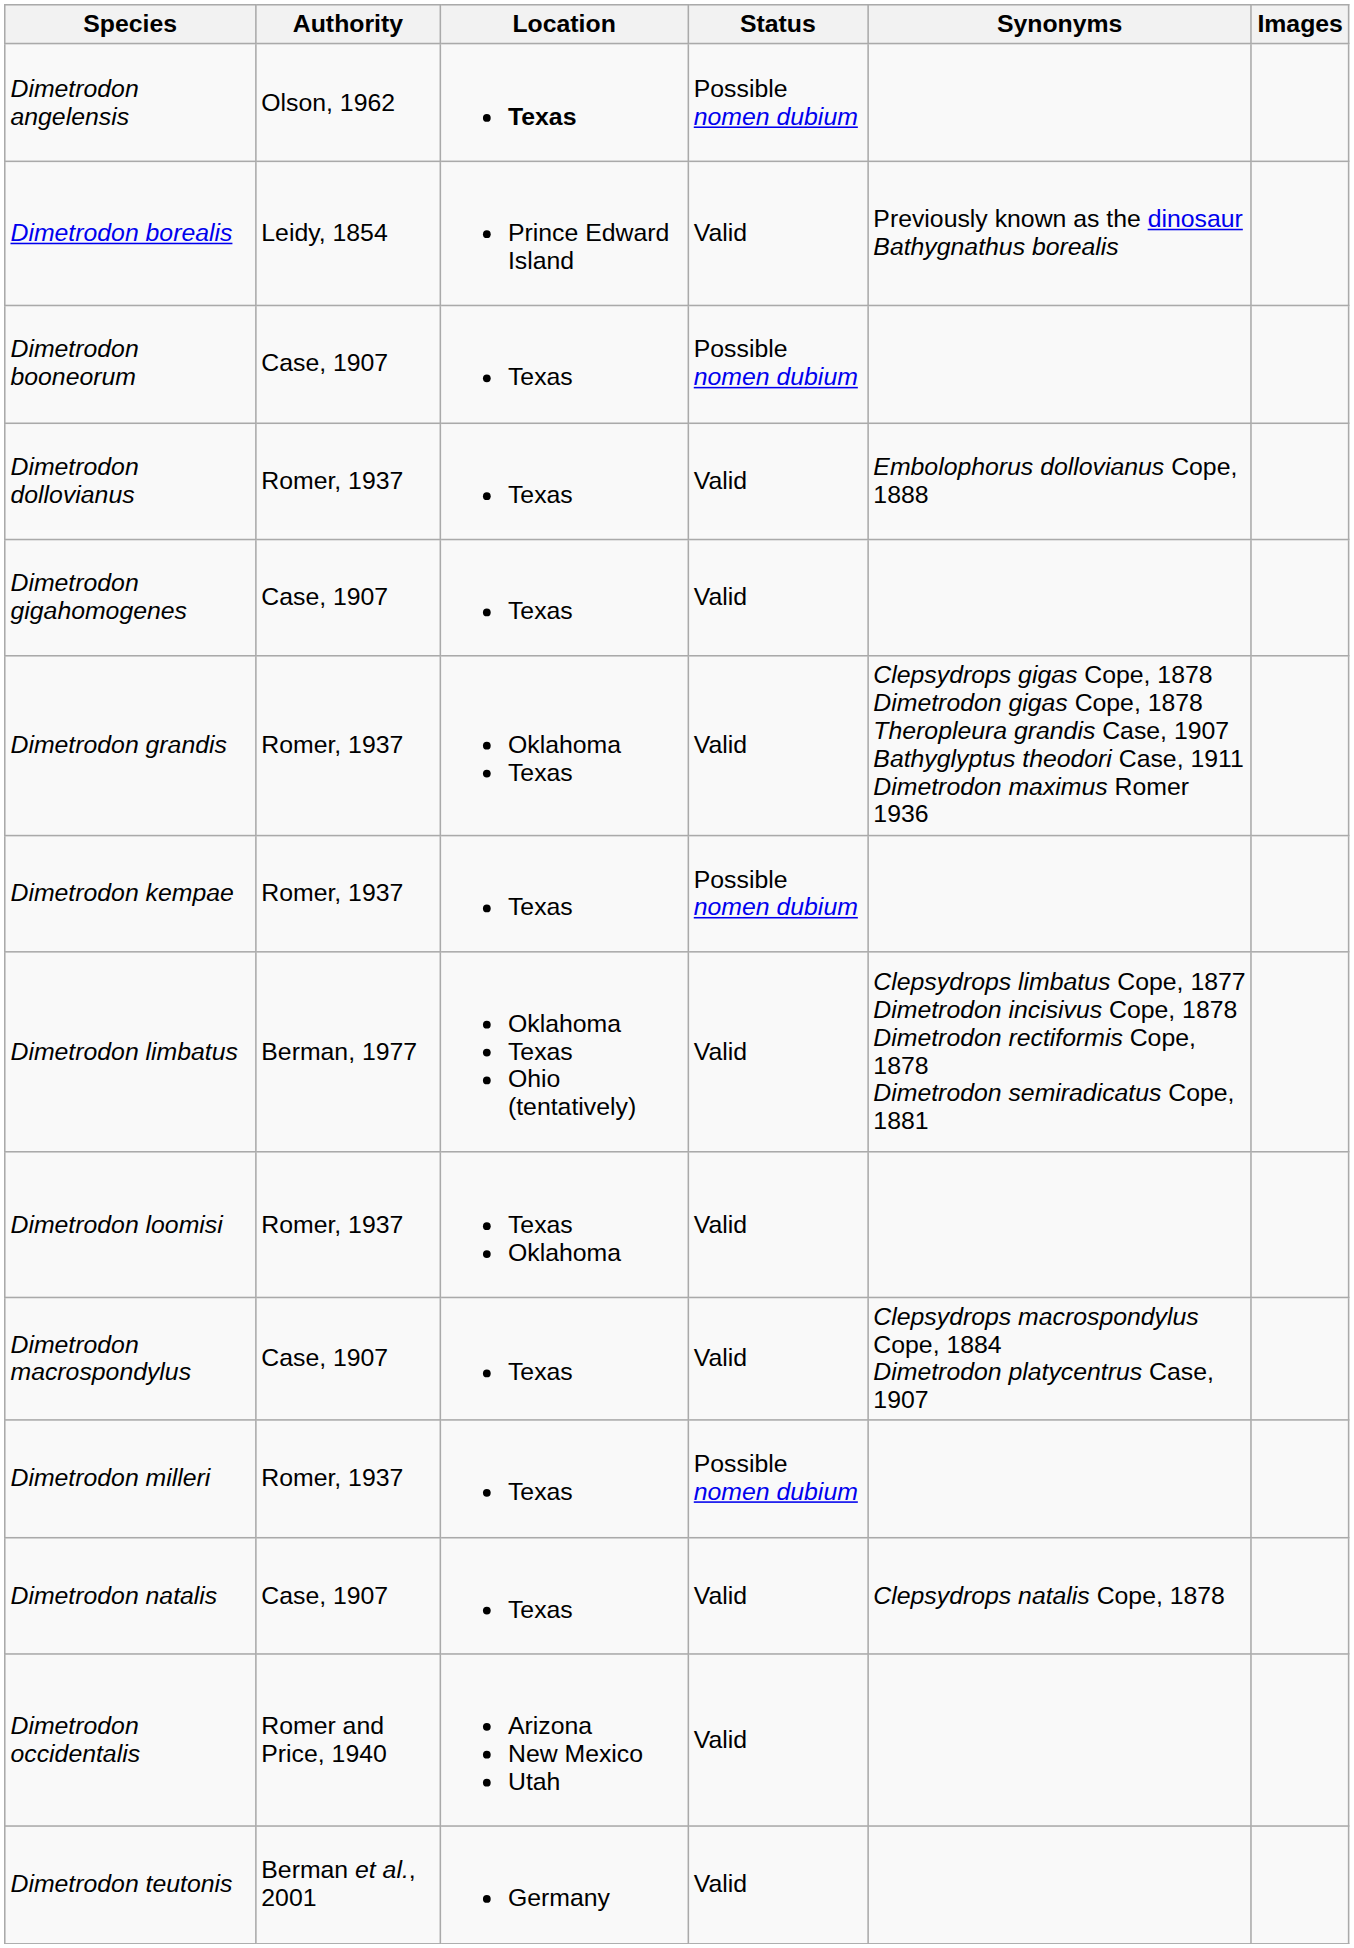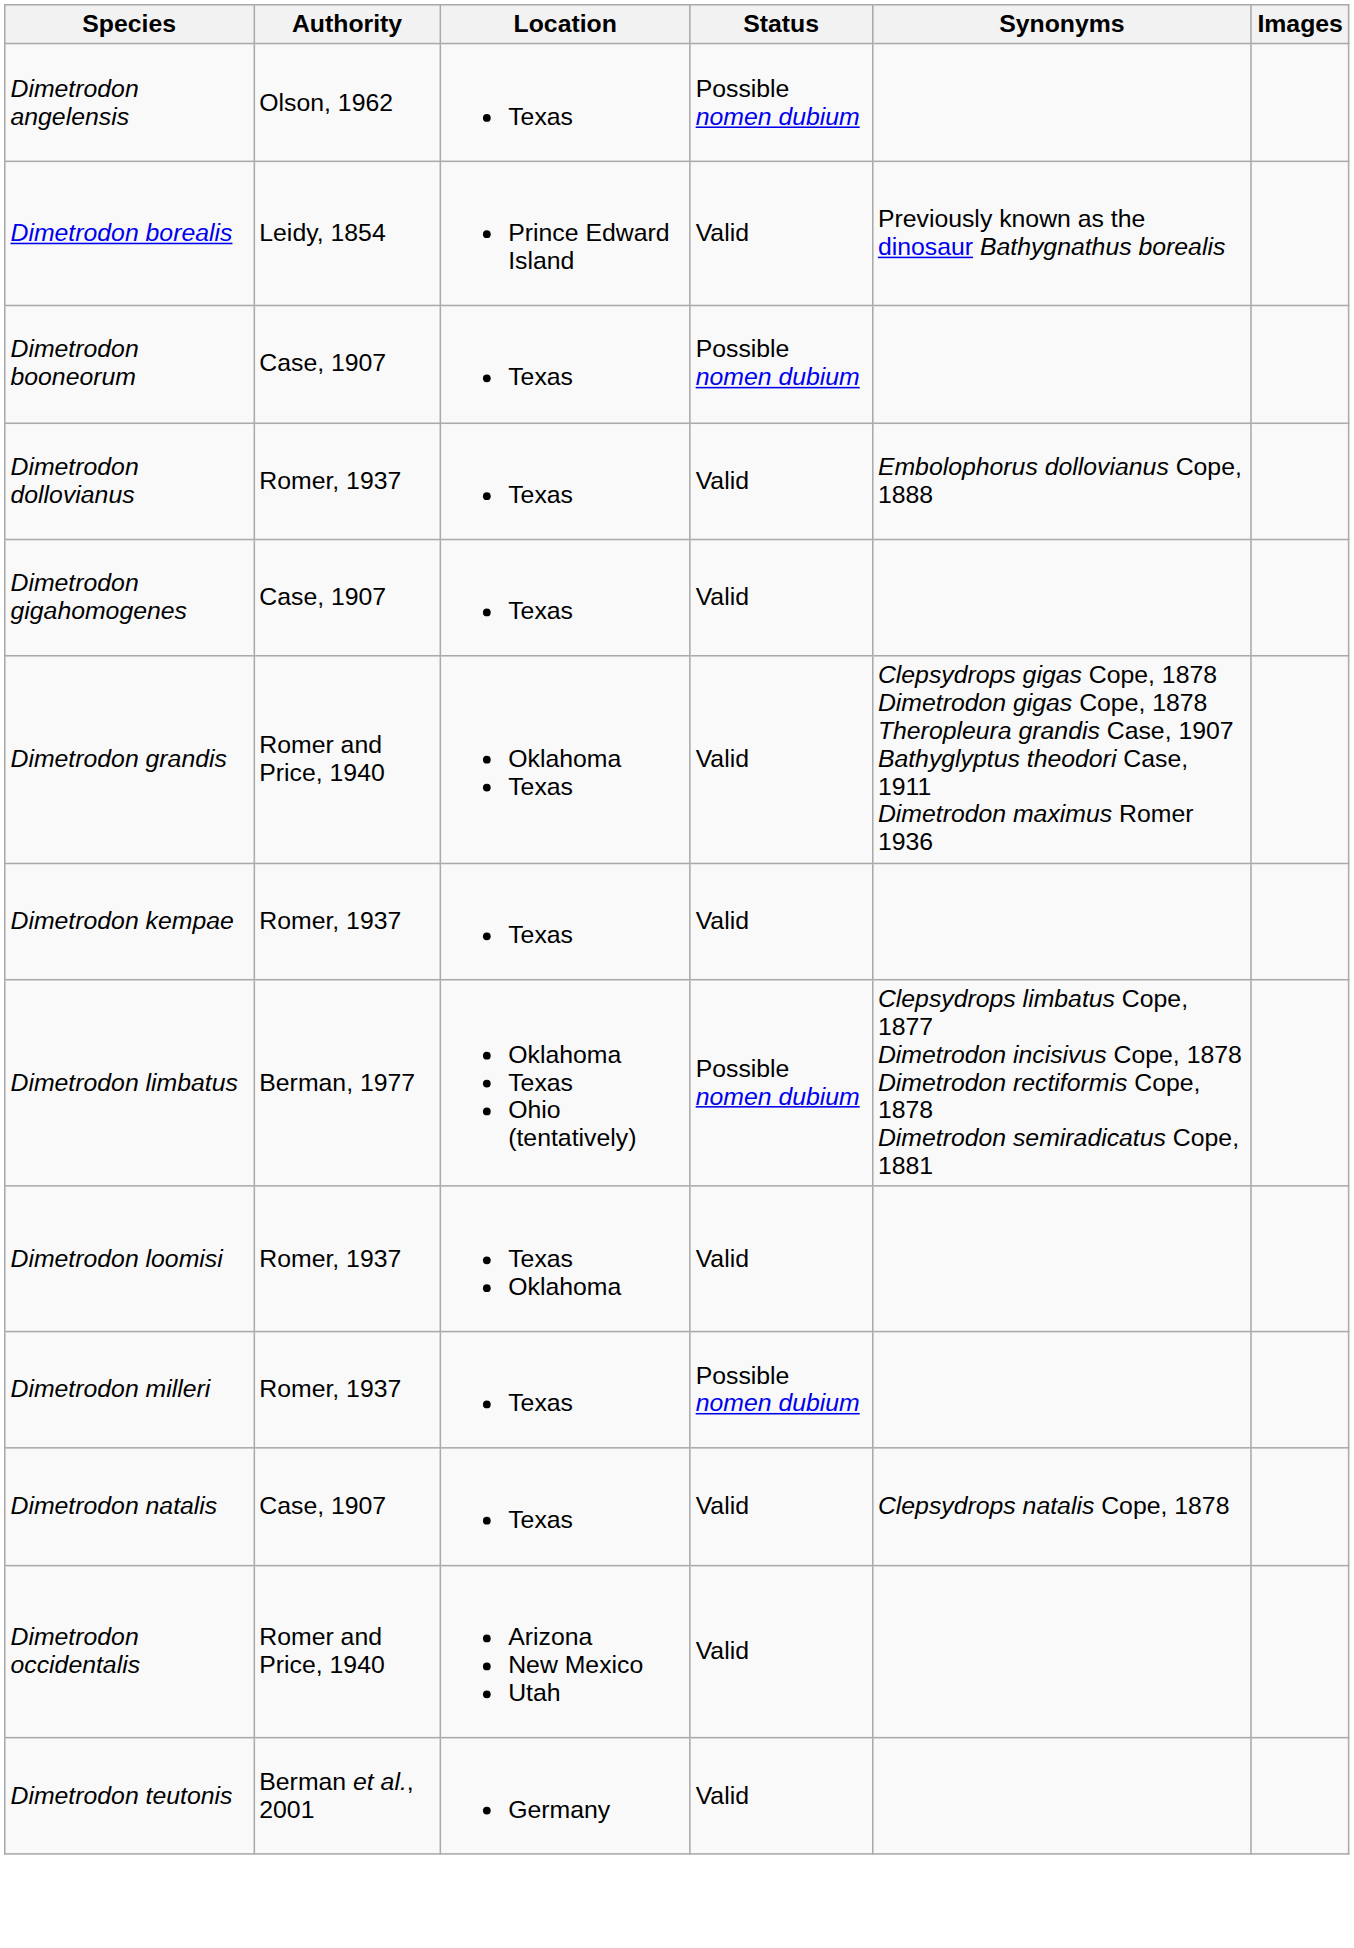(564, 116) bold -> (565, 116) normal
(332, 745) Romer, 1937 -> (322, 759) Romer and Price, 1940
(776, 893) Possible nomen dubium -> (722, 921) Valid
(720, 1051) Valid -> (778, 1082) Possible nomen dubium
- row: (101, 1358)
